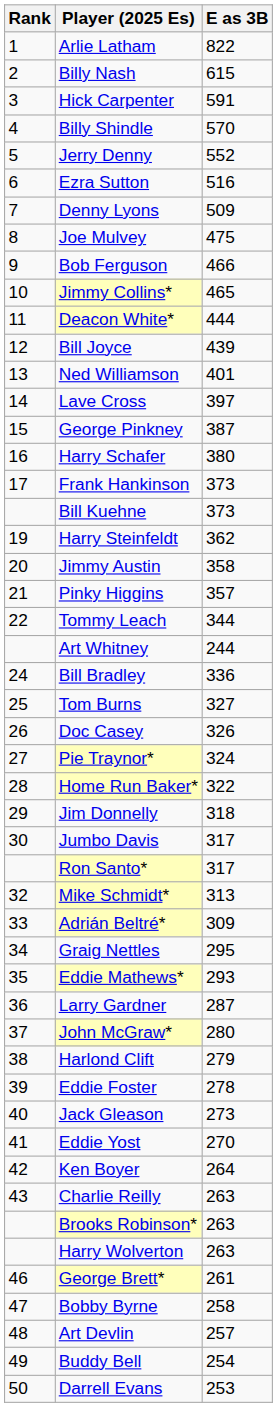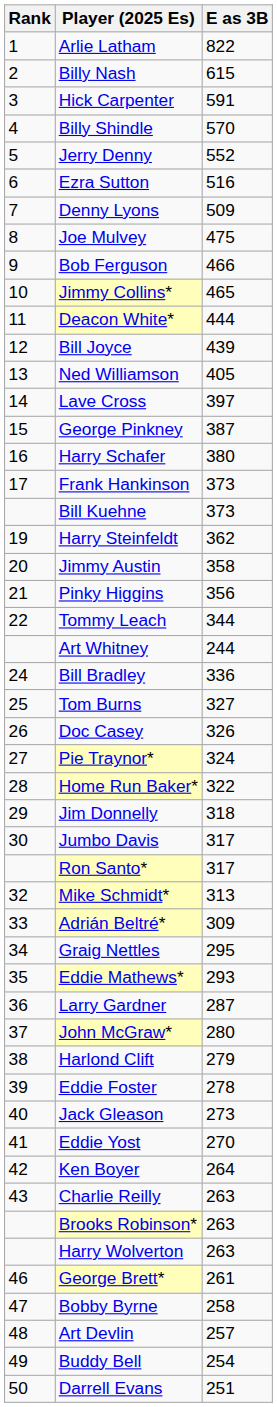(220, 374) 401 -> (220, 374) 405
(220, 593) 357 -> (220, 593) 356
(220, 1388) 253 -> (220, 1388) 251
